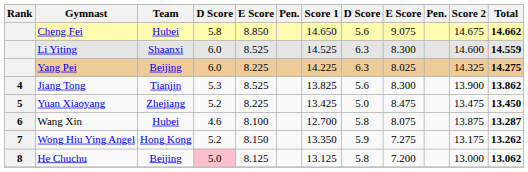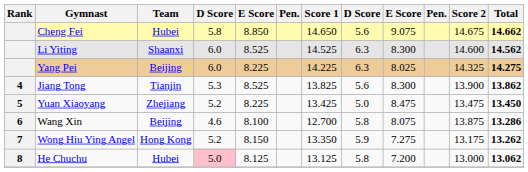(506, 49) 14.559 -> (506, 49) 14.562
(166, 121) Hubei -> (166, 121) Beijing
(506, 121) 13.287 -> (506, 121) 13.286
(166, 158) Beijing -> (166, 158) Hubei
